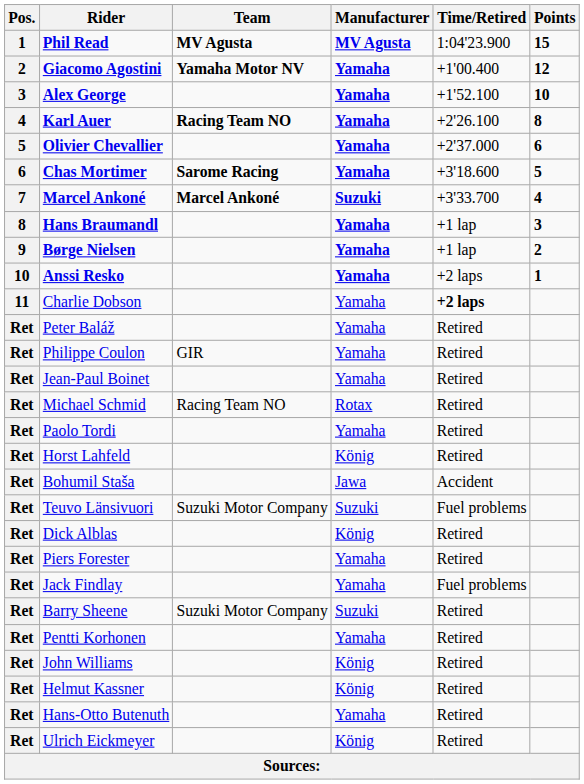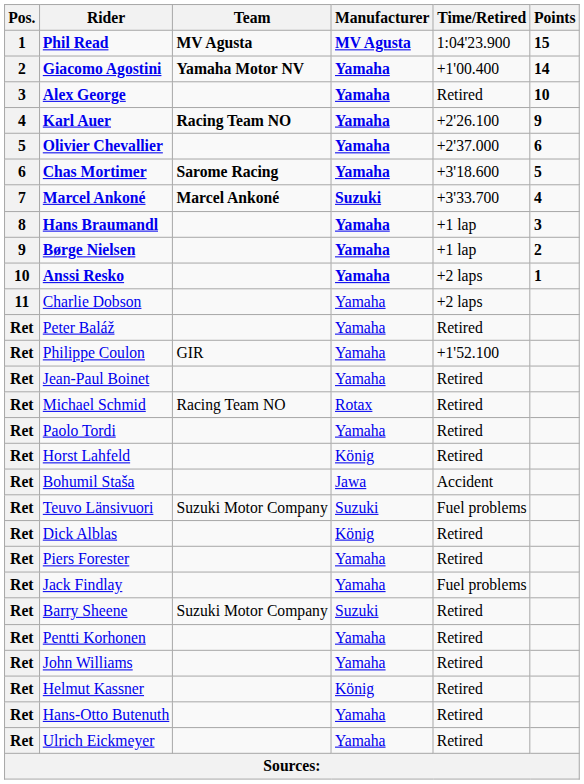(542, 69) 12 -> (542, 69) 14
(468, 95) +1'52.100 -> (460, 95) Retired
(538, 120) 8 -> (538, 120) 9
(461, 301) bold -> (460, 301) normal
(460, 353) Retired -> (468, 353) +1'52.100
(355, 662) König -> (360, 662) Yamaha
(355, 740) König -> (360, 740) Yamaha
